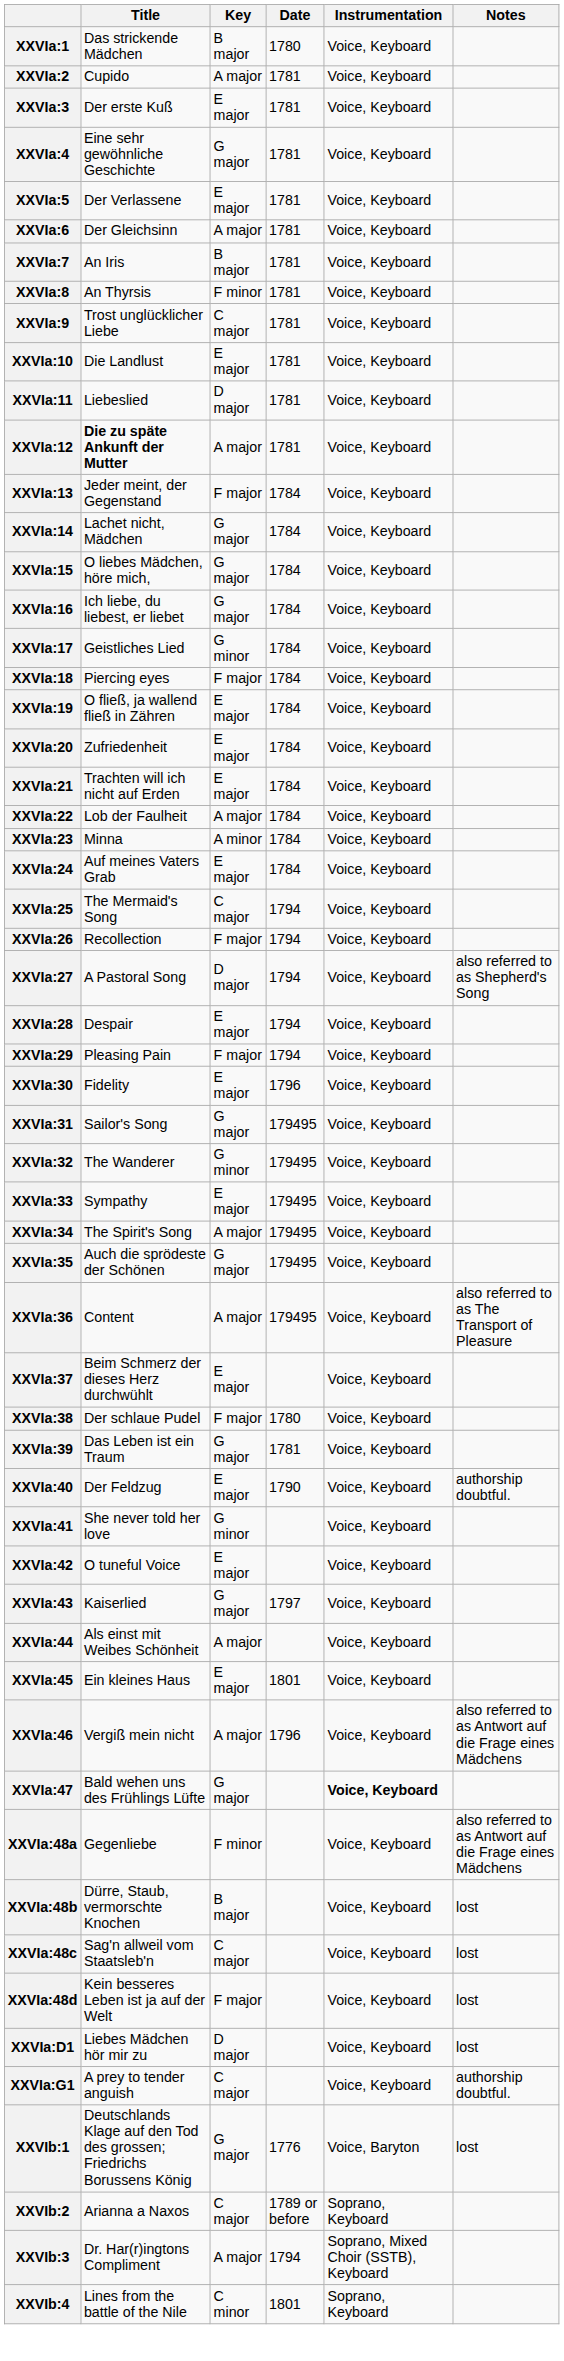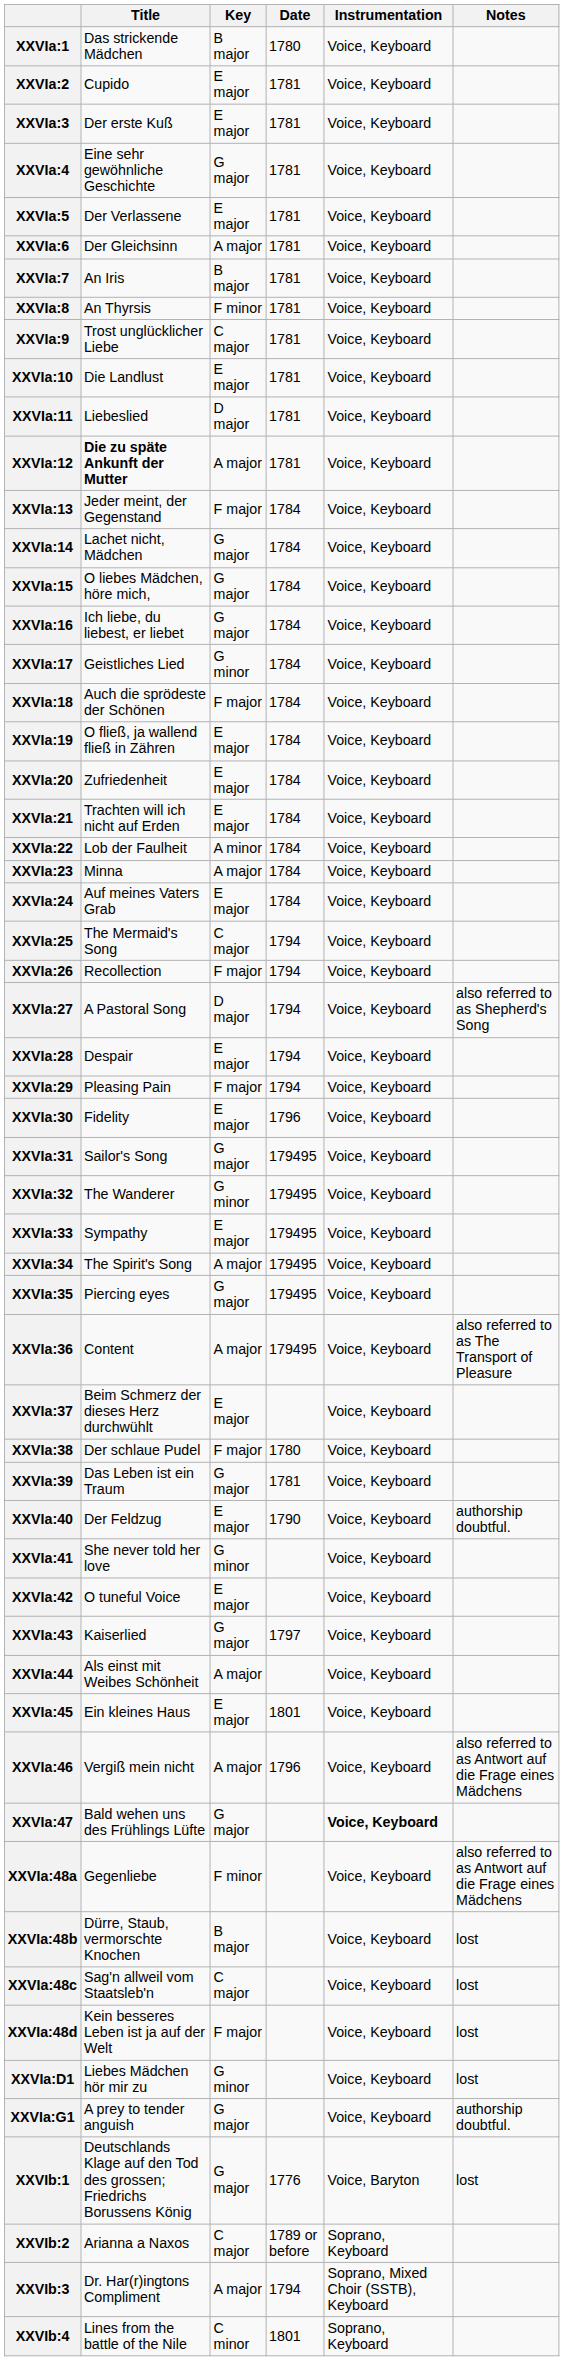(238, 76) A major -> (231, 84) E major
(127, 678) Piercing eyes -> (145, 702) Auch die sprödeste der Schönen
(238, 817) A major -> (238, 849) A minor
(238, 839) A minor -> (238, 871) A major
(145, 1262) Auch die sprödeste der Schönen -> (127, 1294) Piercing eyes
(231, 2047) D major -> (231, 2079) G minor
(231, 2085) C major -> (231, 2117) G major
